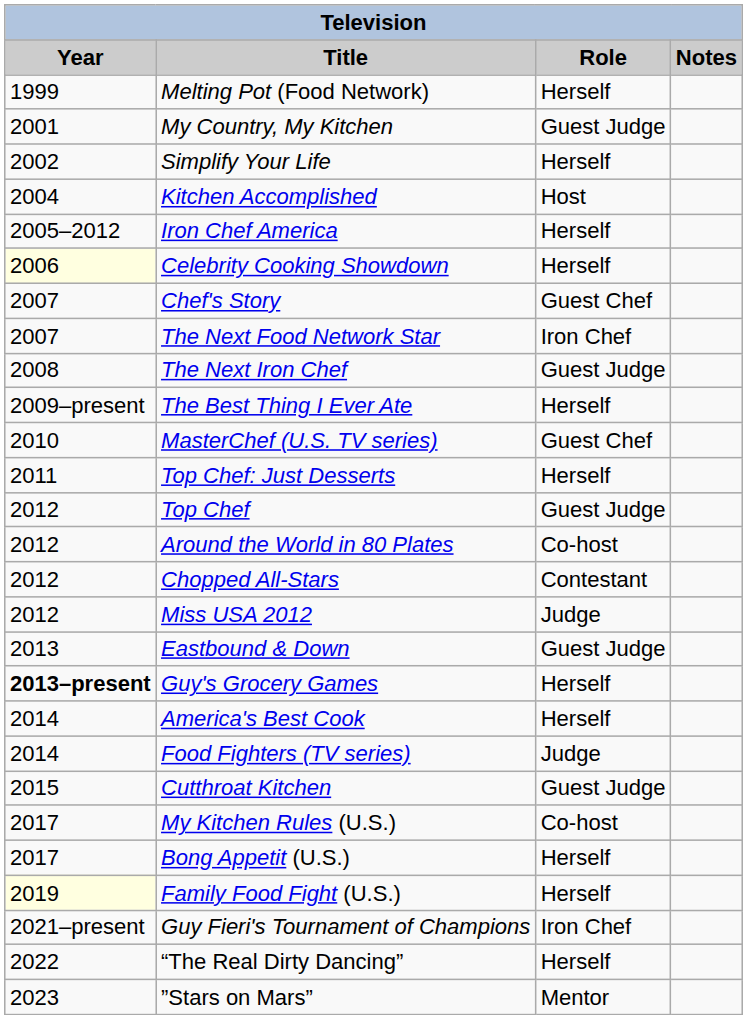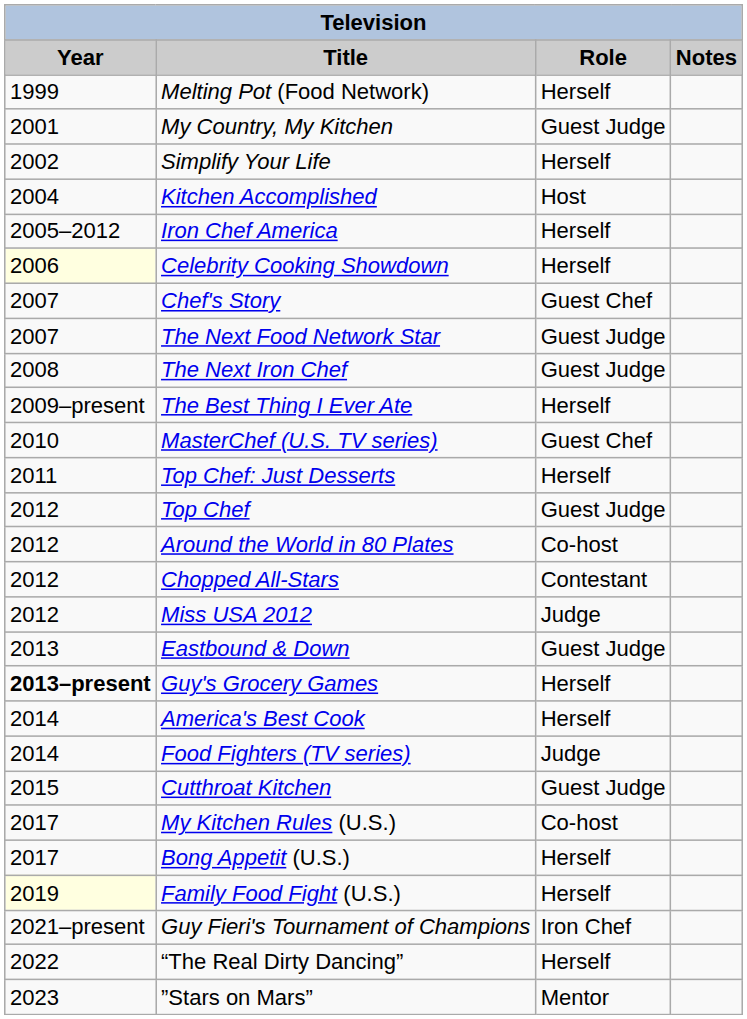(586, 336) Iron Chef -> (603, 336) Guest Judge
